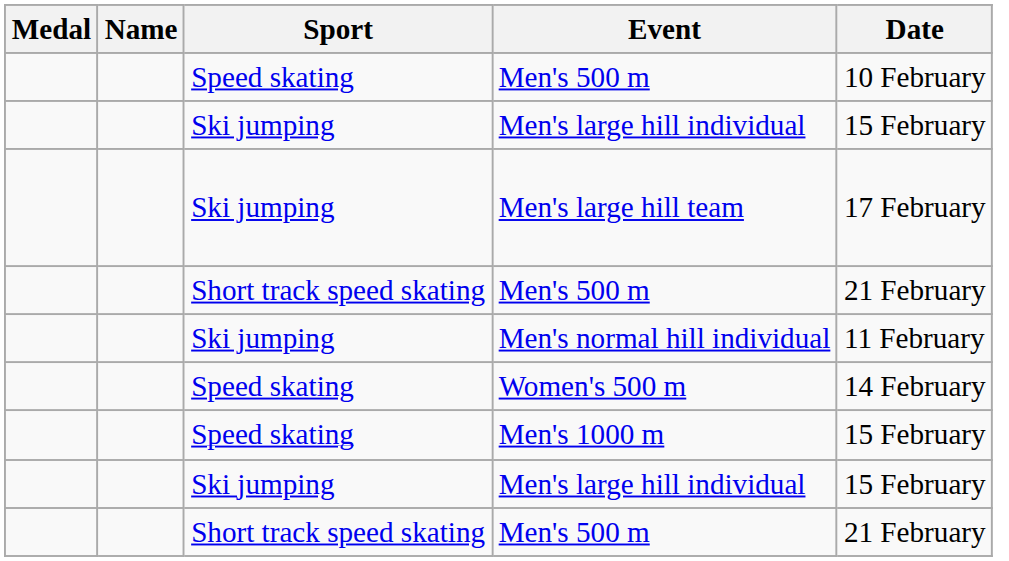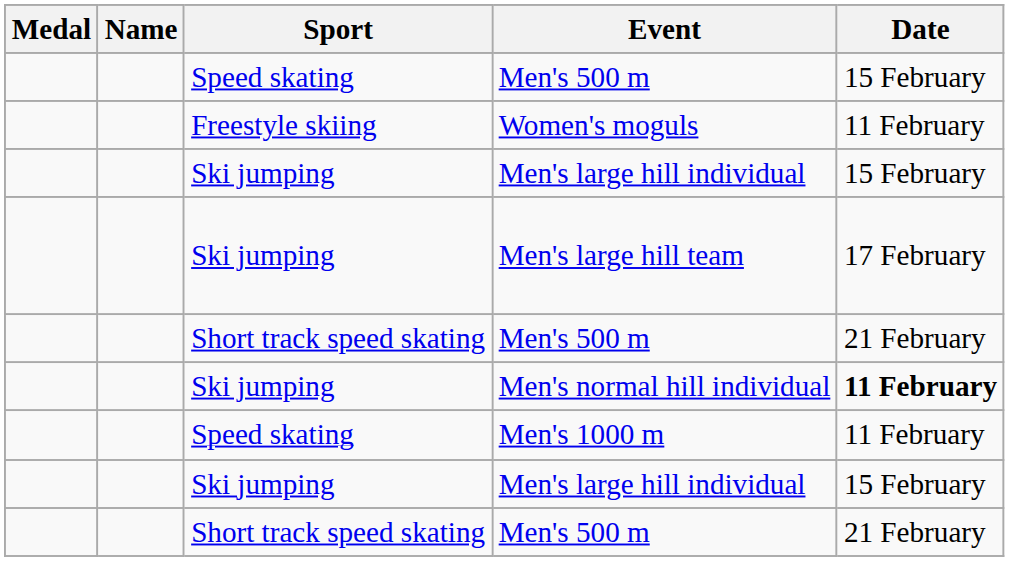(915, 76) 10 February -> (915, 76) 15 February
+ row: (284, 124)
(914, 338) normal -> (920, 386) bold
- row: (273, 386)
(915, 434) 15 February -> (914, 434) 11 February
